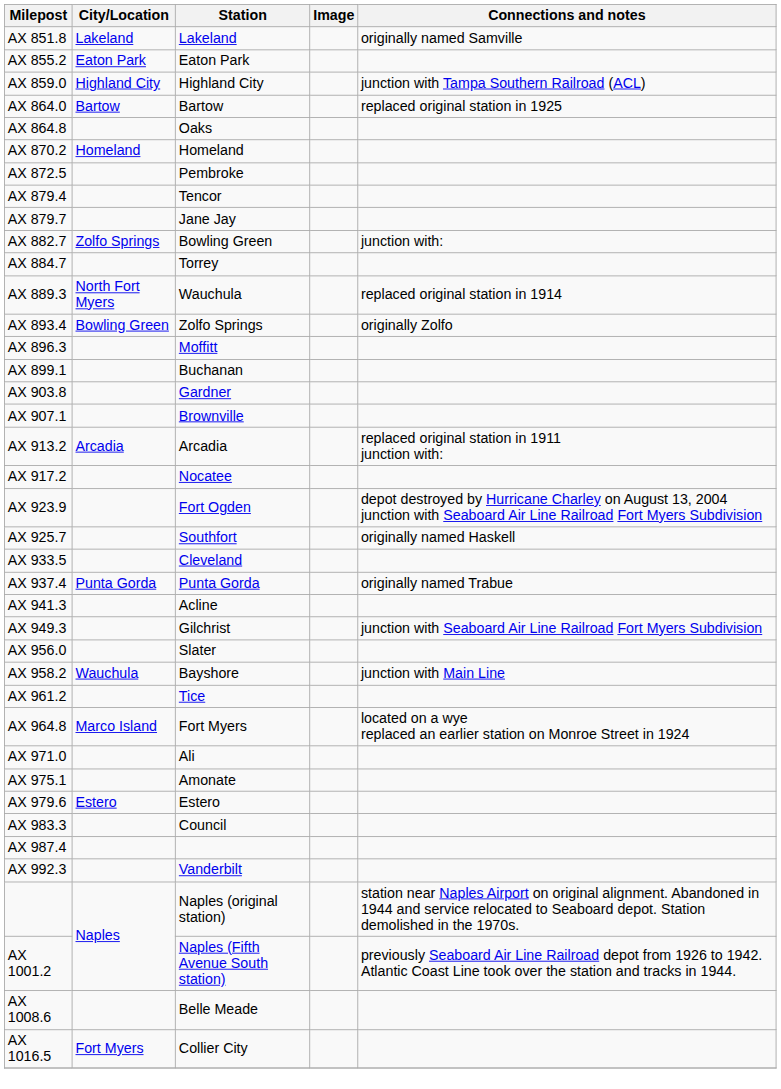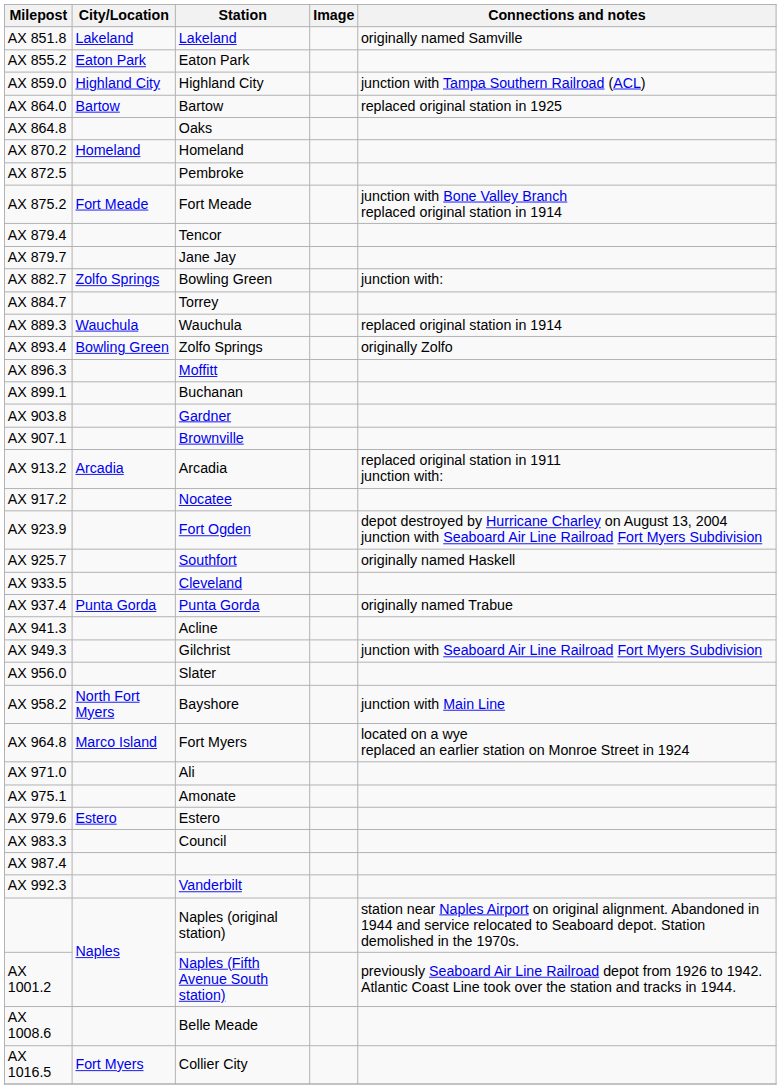+ row: (37, 204)
(108, 294) North Fort Myers -> (107, 325) Wauchula
(107, 673) Wauchula -> (108, 704) North Fort Myers
- row: (37, 696)
